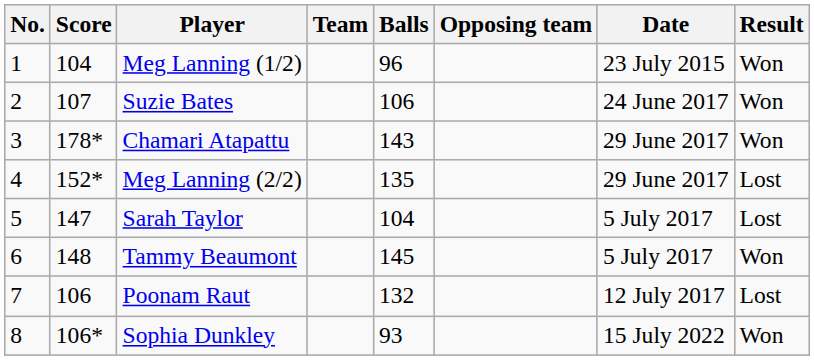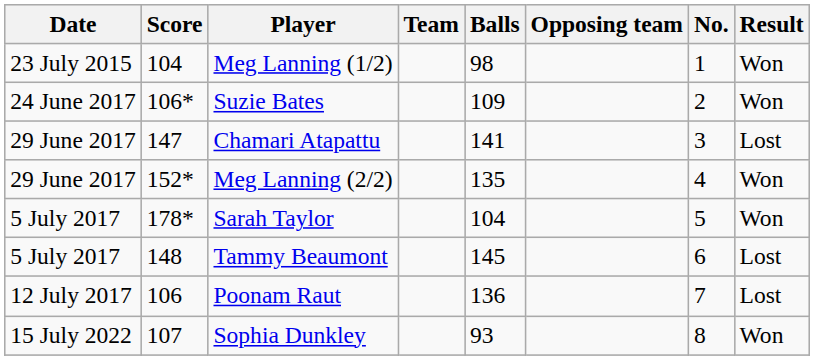columns swapped: (28, 24) <-> (666, 24)
(391, 62) 96 -> (482, 62) 98
(74, 101) 107 -> (170, 101) 106*
(397, 101) 106 -> (488, 101) 109
(79, 140) 178* -> (164, 140) 147
(397, 140) 143 -> (488, 140) 141
(761, 140) Won -> (760, 140) Lost
(760, 179) Lost -> (761, 179) Won
(74, 218) 147 -> (170, 218) 178*
(760, 218) Lost -> (761, 218) Won
(761, 257) Won -> (760, 257) Lost
(397, 296) 132 -> (488, 296) 136
(79, 334) 106* -> (164, 334) 107
